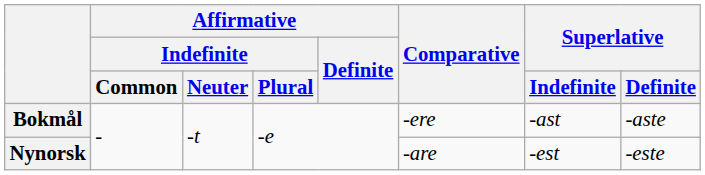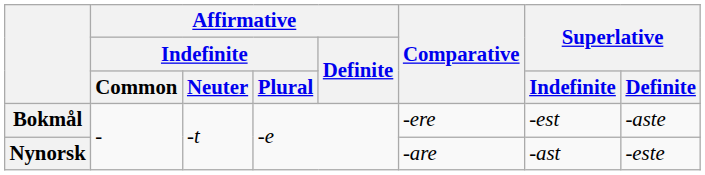(545, 119) -ast -> (544, 119) -est
(544, 152) -est -> (545, 152) -ast
